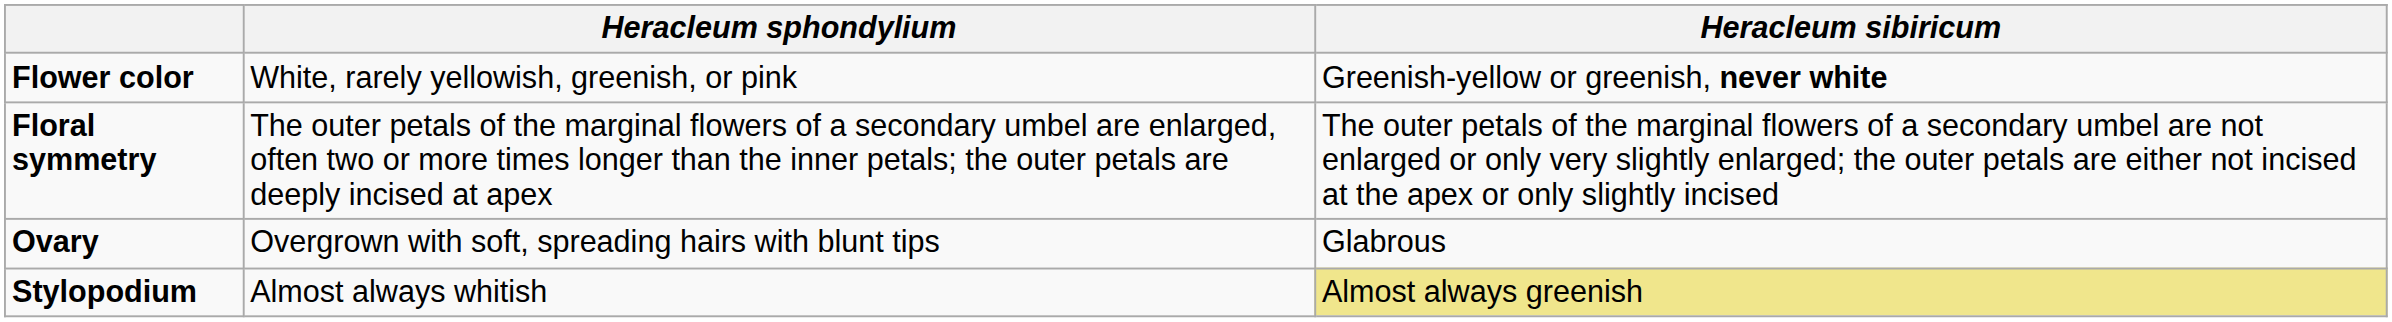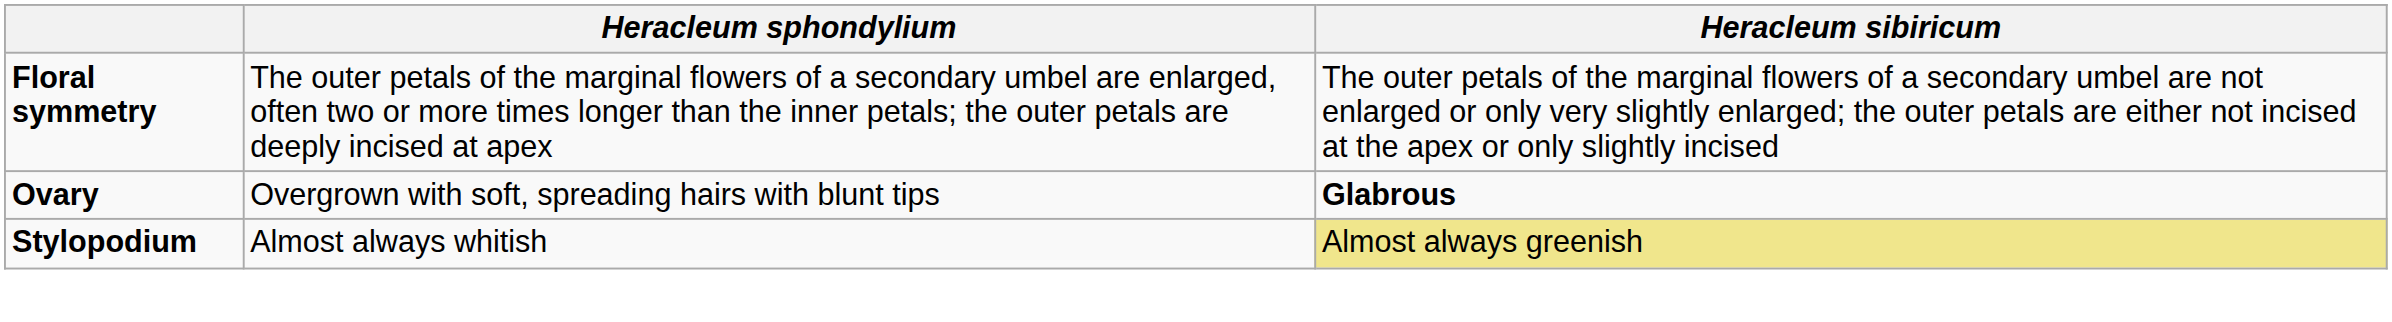- row: (103, 77)
(1384, 242) normal -> (1389, 194) bold
